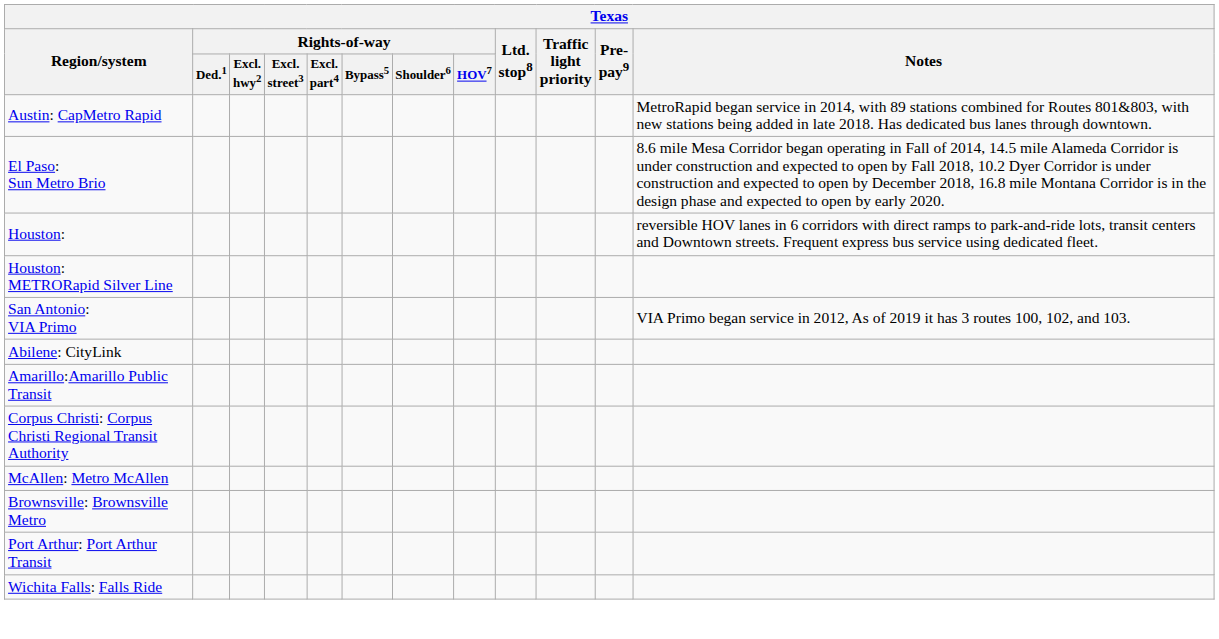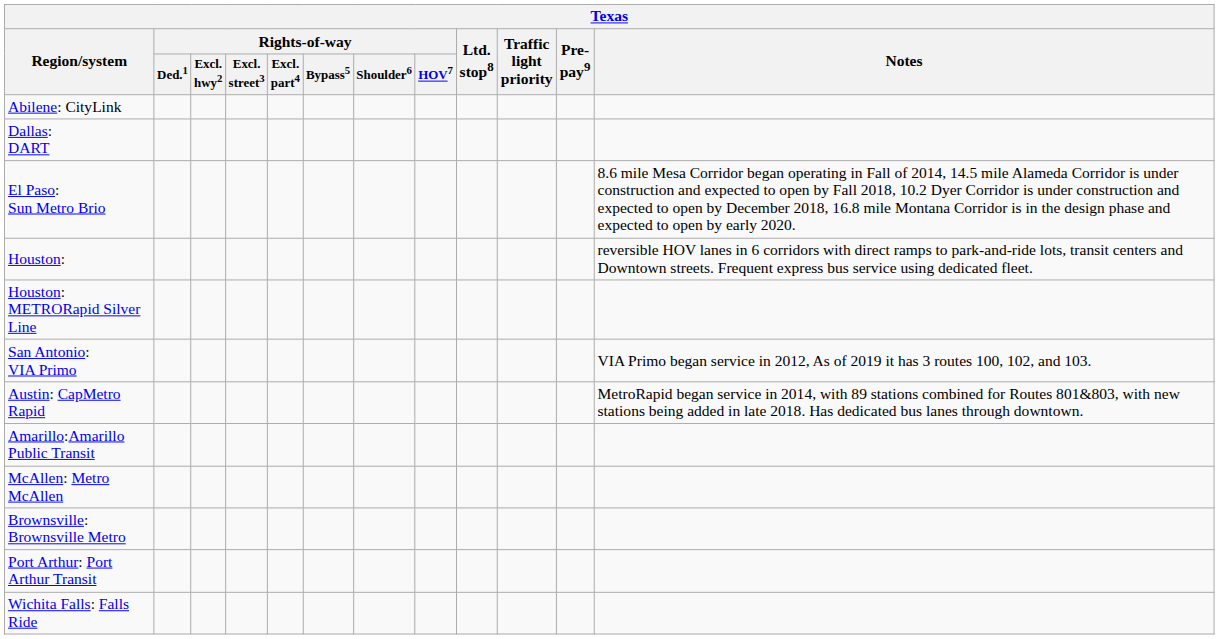rows swapped: (85, 115) <-> (65, 351)
+ row: (30, 139)
- row: (83, 435)
